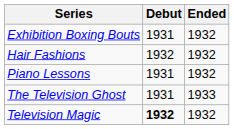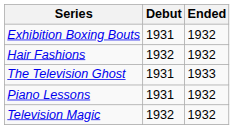rows swapped: (49, 74) <-> (66, 94)
(160, 114) bold -> (160, 114) normal
